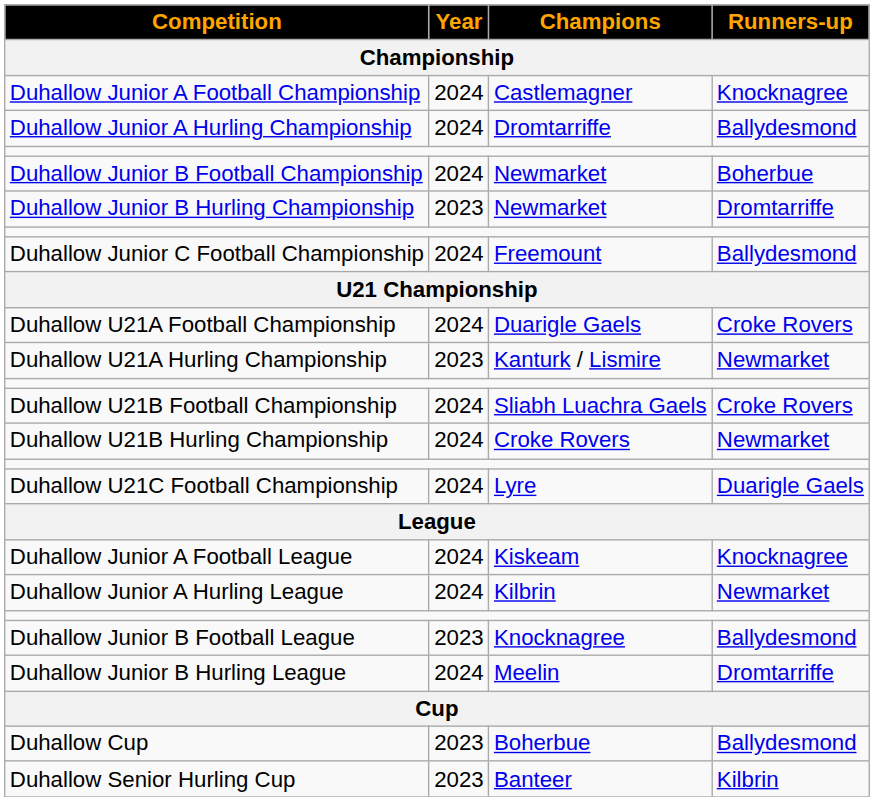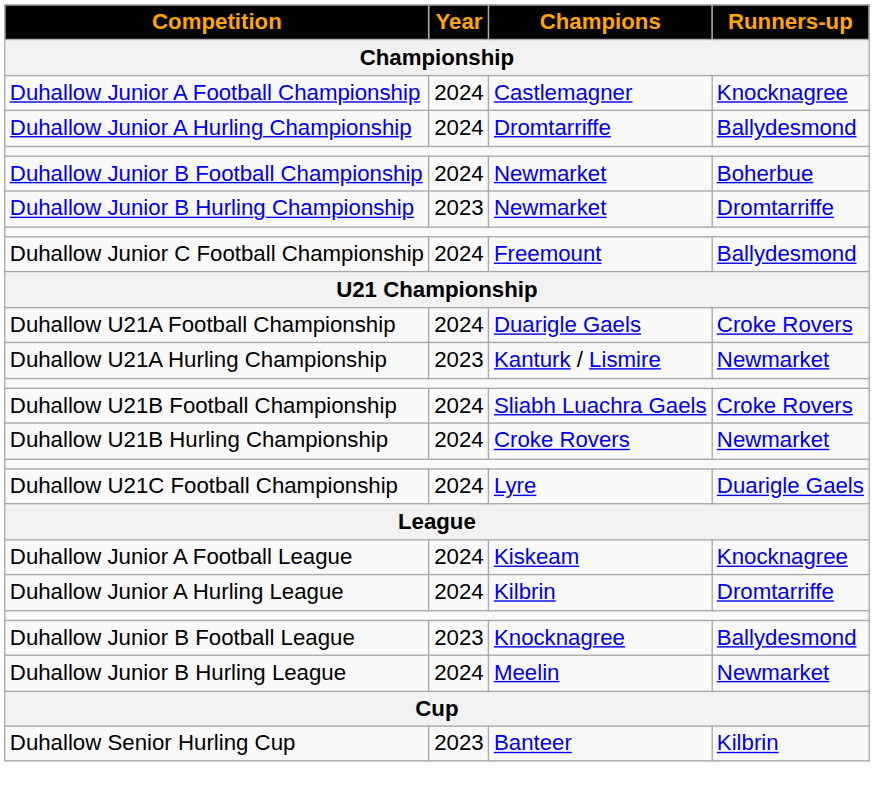(773, 592) Newmarket -> (775, 592) Dromtarriffe
(775, 673) Dromtarriffe -> (773, 673) Newmarket
- row: (79, 743)
